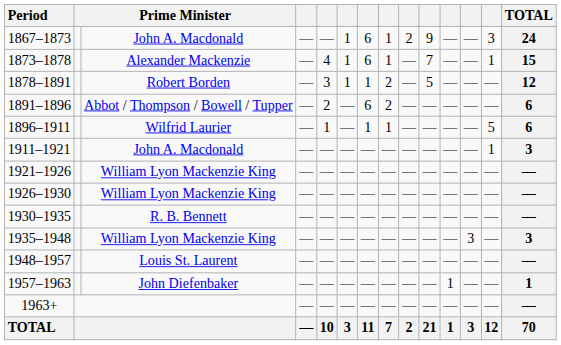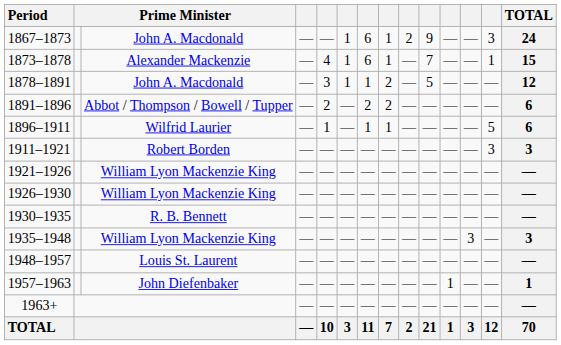(188, 82) Robert Borden -> (188, 82) John A. Macdonald
(368, 104) 6 -> (368, 104) 2
(188, 149) John A. Macdonald -> (188, 149) Robert Borden
(491, 149) 1 -> (491, 149) 3
